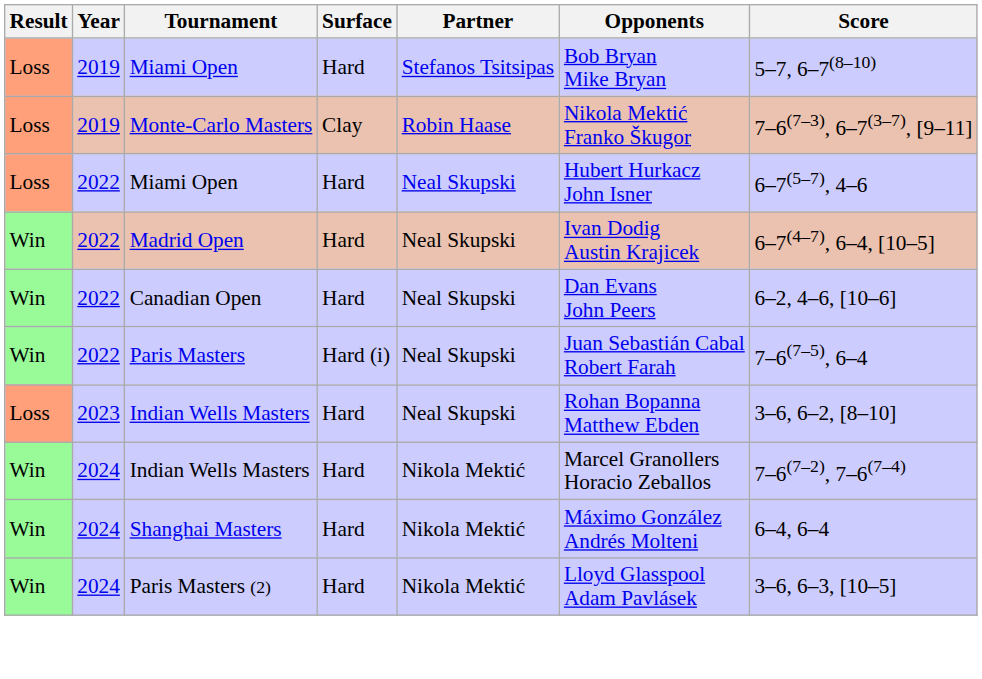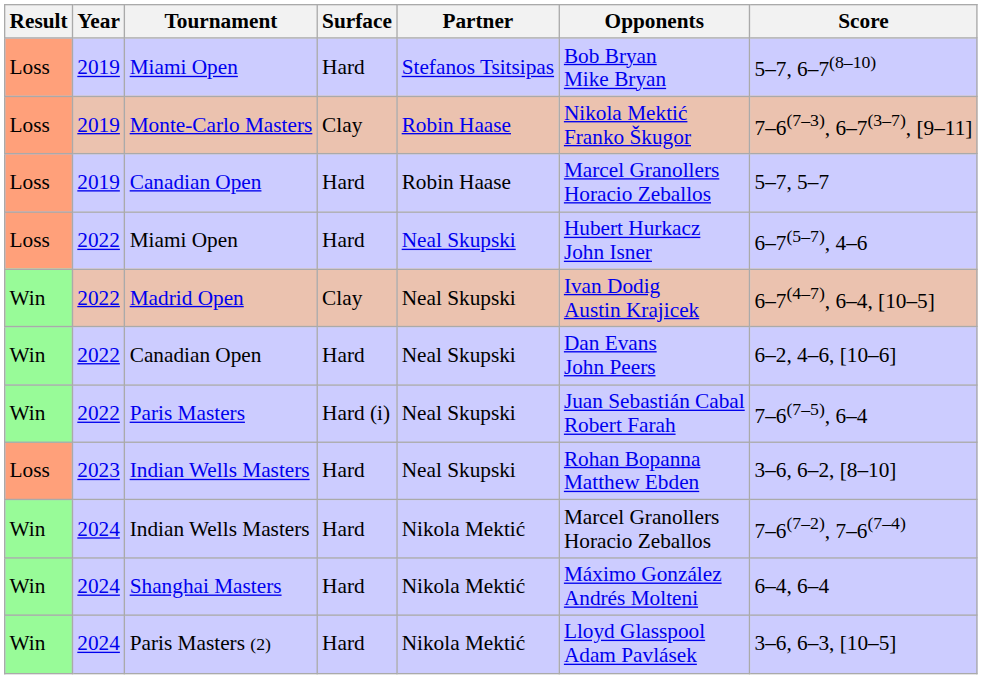+ row: (99, 182)
(343, 240) Hard -> (342, 297) Clay
